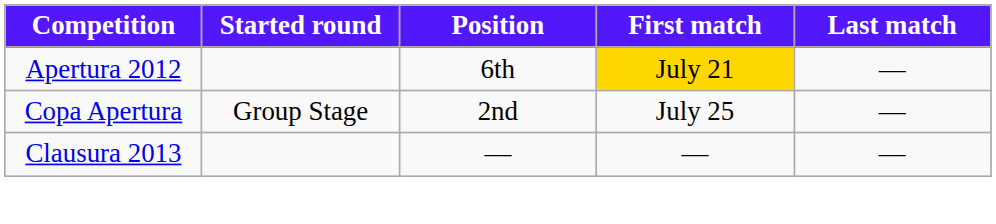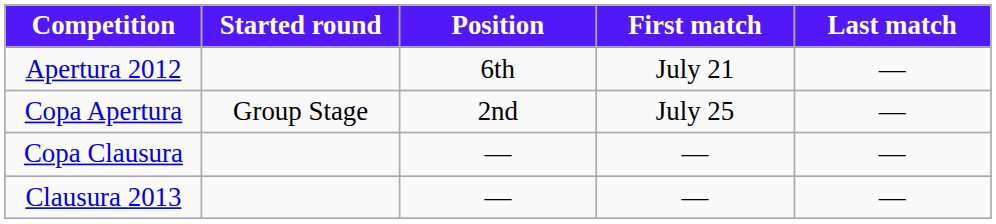(695, 68) gold background -> (695, 68) no background
+ row: (103, 153)
